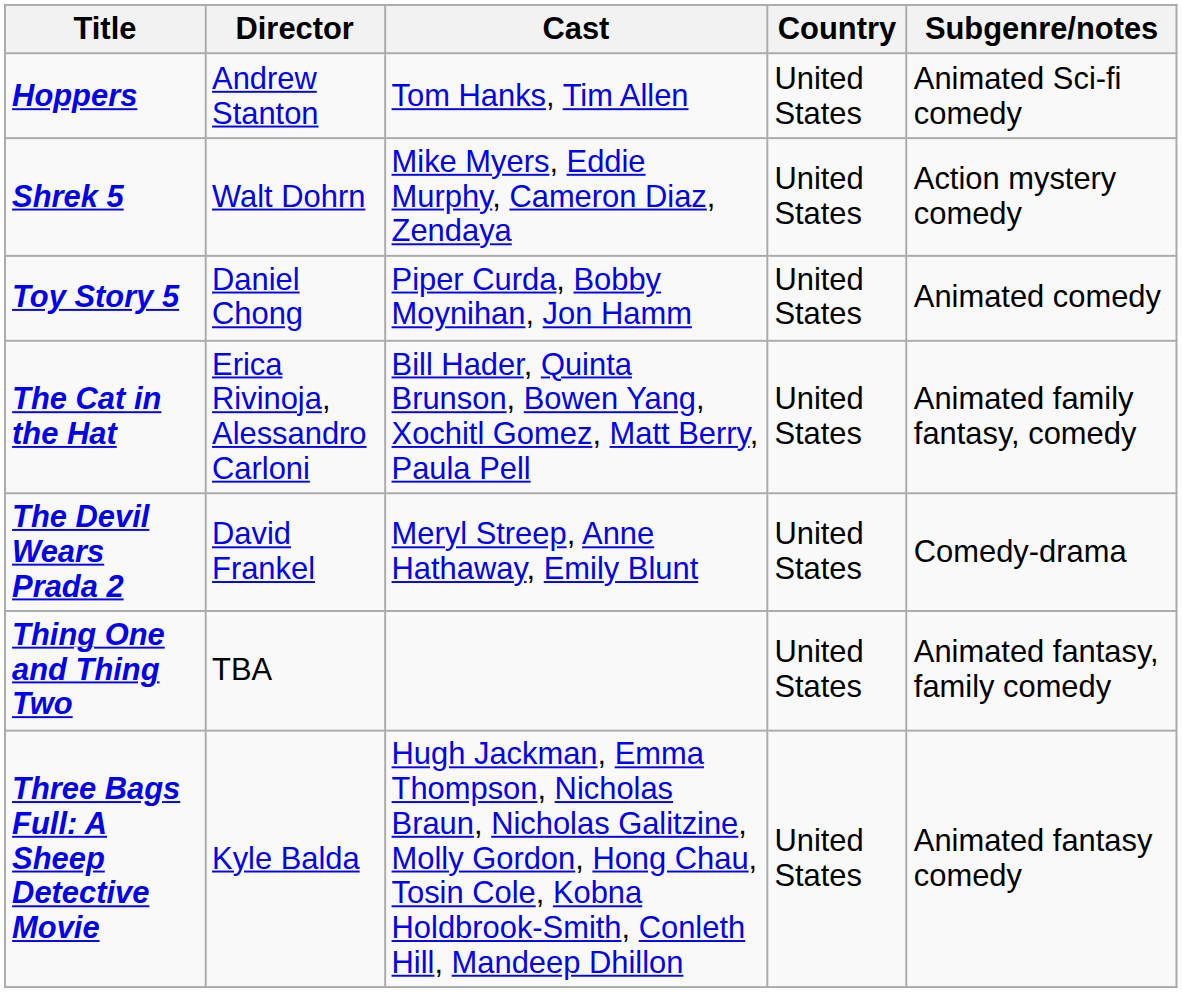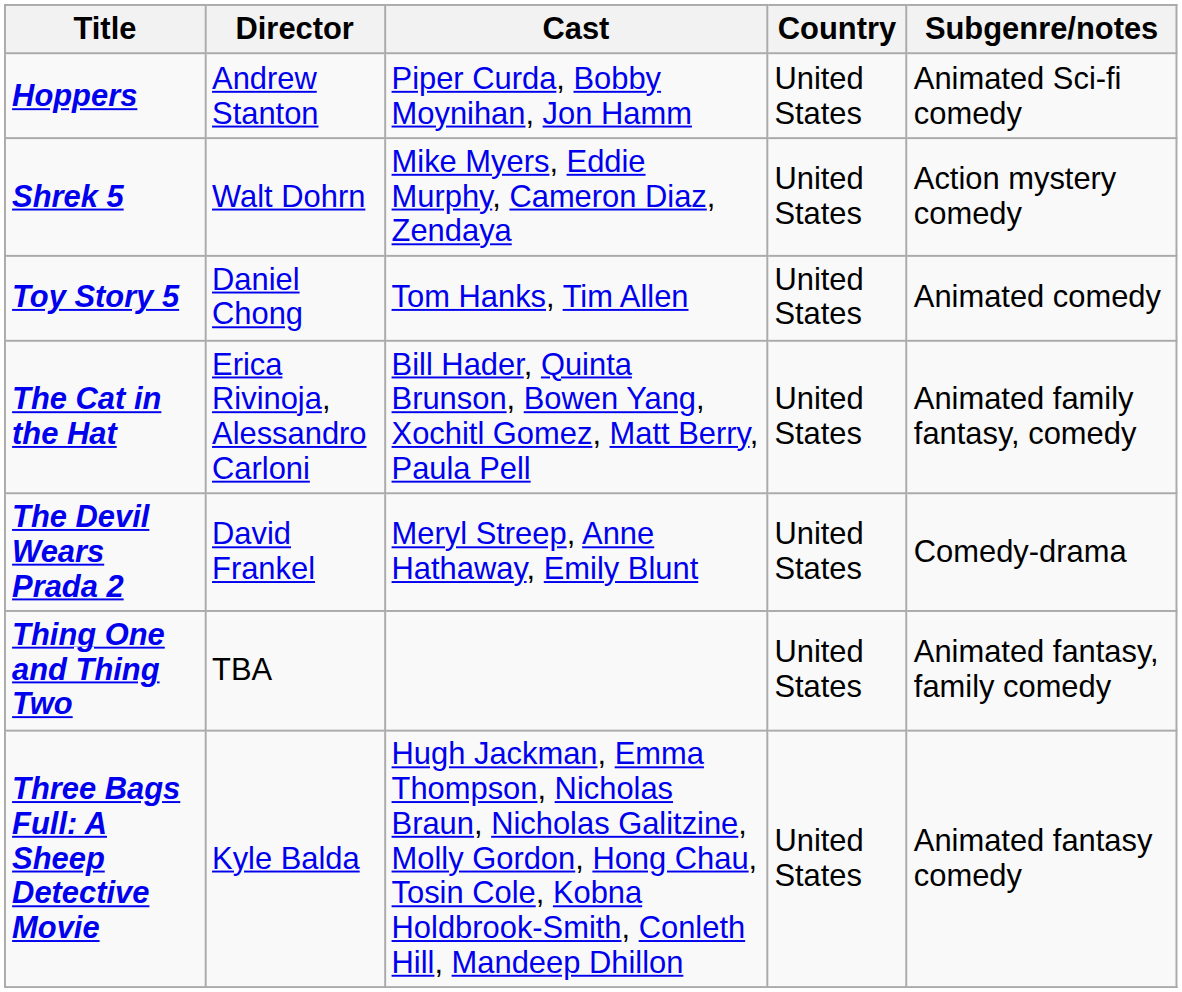(540, 95) Tom Hanks, Tim Allen -> (542, 95) Piper Curda, Bobby Moynihan, Jon Hamm
(542, 297) Piper Curda, Bobby Moynihan, Jon Hamm -> (540, 297) Tom Hanks, Tim Allen
